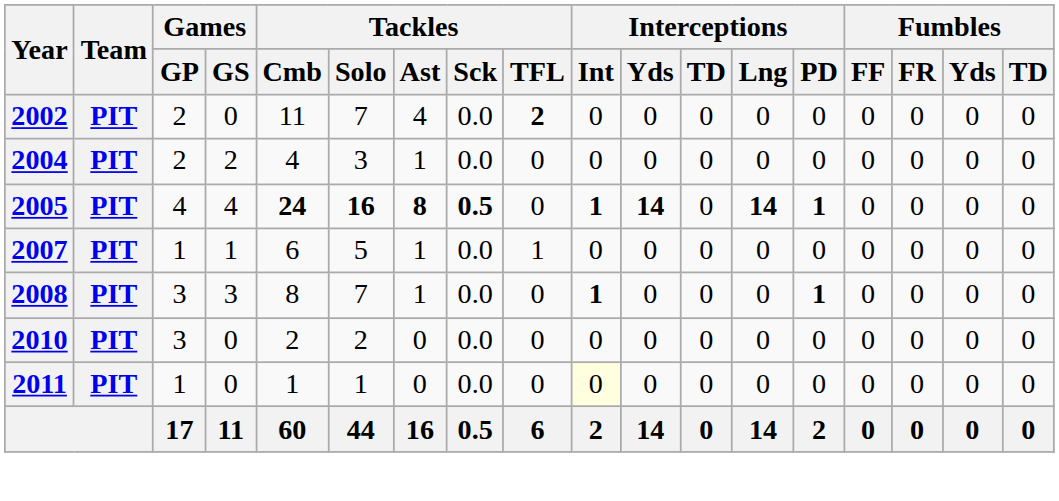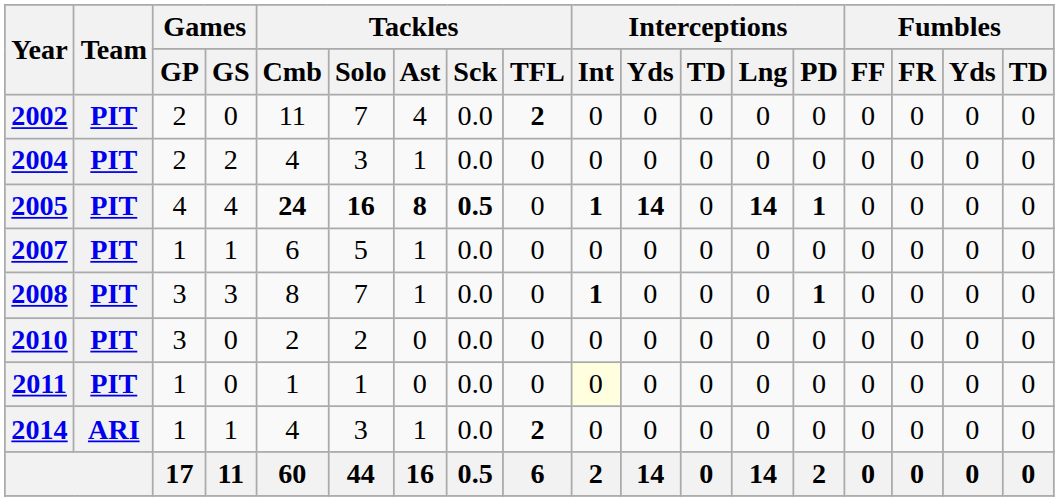(537, 250) 1 -> (537, 250) 0
+ row: (40, 428)
